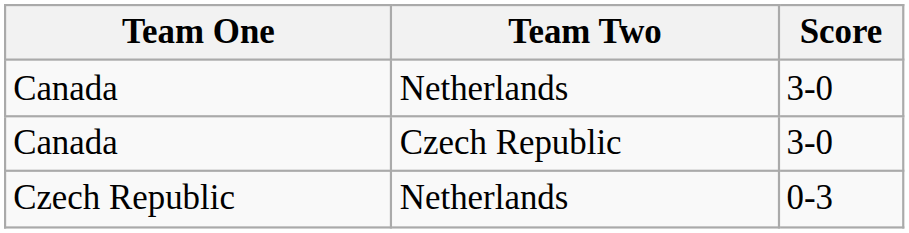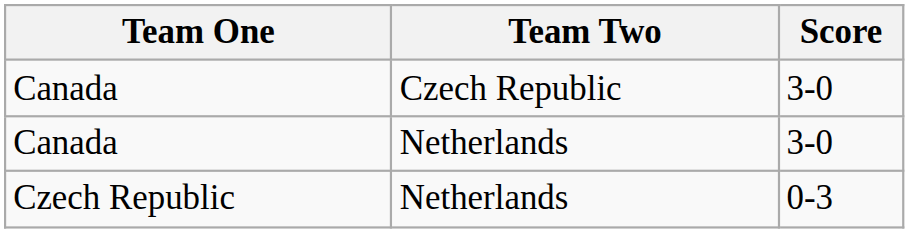rows swapped: (65, 142) <-> (65, 87)
